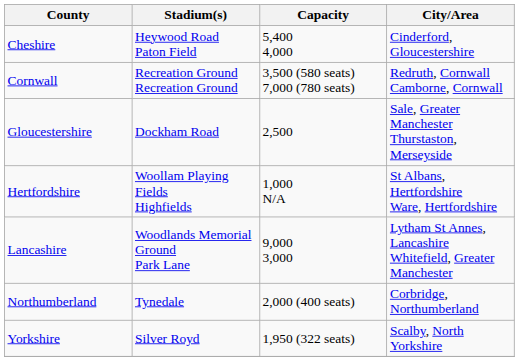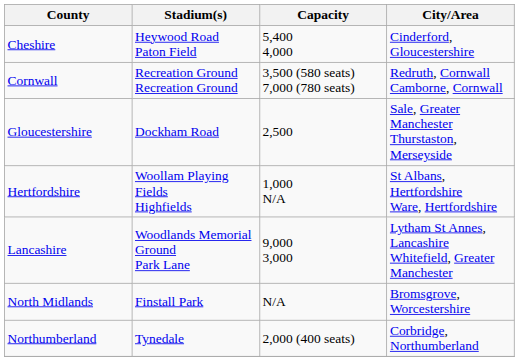+ row: (50, 301)
- row: (34, 338)
